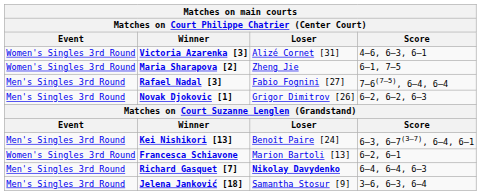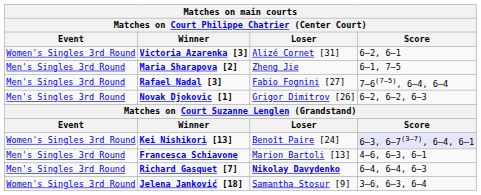(393, 53) 4–6, 6–3, 6–1 -> (380, 53) 6–2, 6–1
(71, 67) Women's Singles 3rd Round -> (66, 67) Men's Singles 3rd Round
(66, 140) Men's Singles 3rd Round -> (71, 140) Women's Singles 3rd Round
(417, 140) no background -> (417, 140) lavender background
(71, 156) Women's Singles 3rd Round -> (66, 156) Men's Singles 3rd Round
(380, 156) 6–2, 6–1 -> (393, 156) 4–6, 6–3, 6–1
(66, 184) Men's Singles 3rd Round -> (71, 184) Women's Singles 3rd Round
